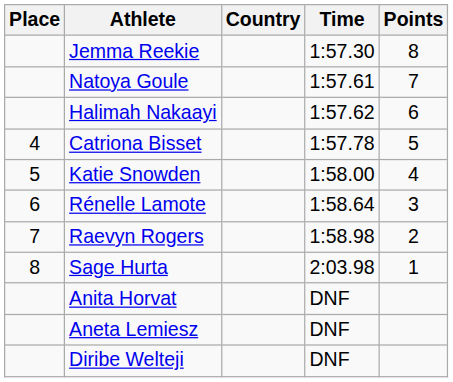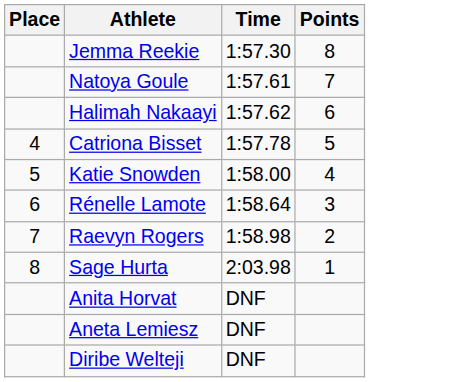- column: (263, 19)
